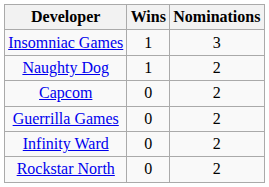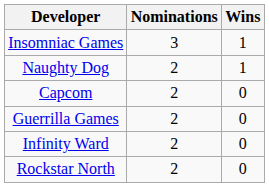columns swapped: (217, 17) <-> (148, 17)
